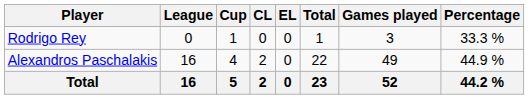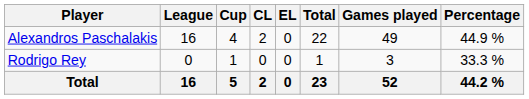rows swapped: (82, 60) <-> (47, 37)
